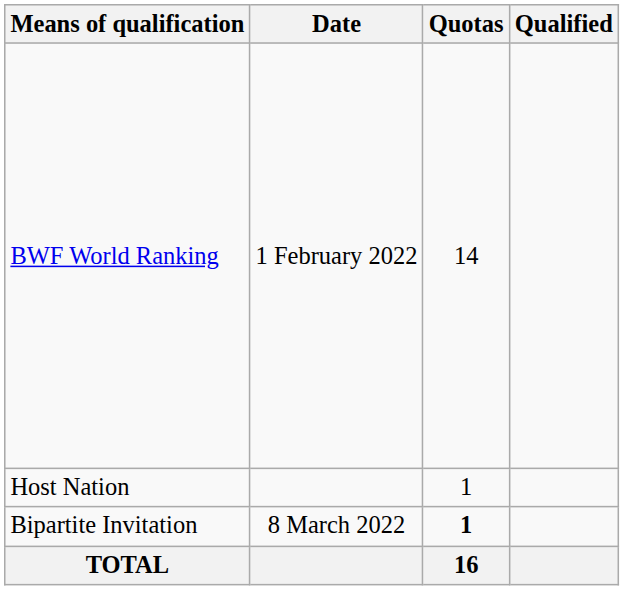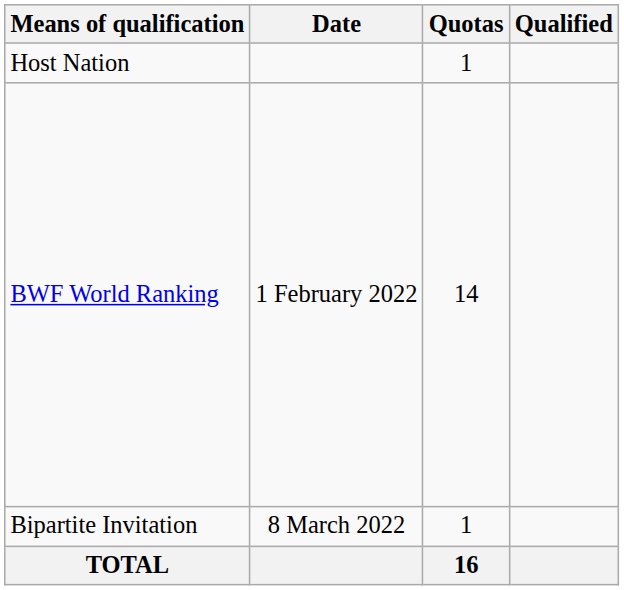rows swapped: (70, 487) <-> (115, 255)
(466, 525) bold -> (466, 525) normal
